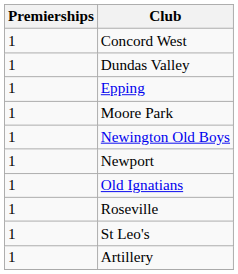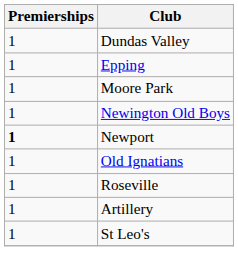- row: (144, 40)
(12, 161) normal -> (12, 137) bold
rows swapped: (125, 233) <-> (127, 257)
